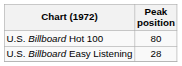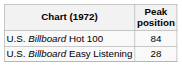(156, 38) 80 -> (156, 38) 84
